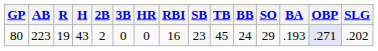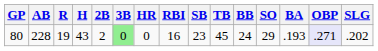(41, 35) 223 -> (41, 35) 228
(123, 35) no background -> (123, 35) lightgreen background
